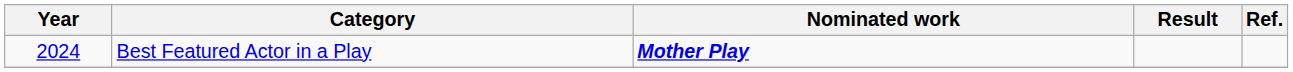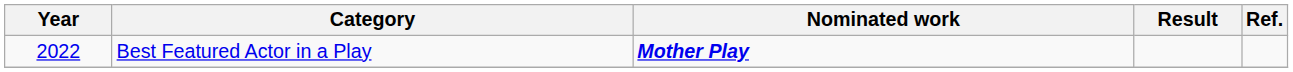(58, 51) 2024 -> (58, 51) 2022
